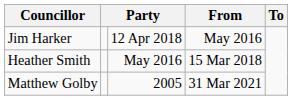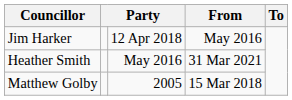(225, 60) 15 Mar 2018 -> (225, 60) 31 Mar 2021
(225, 83) 31 Mar 2021 -> (225, 83) 15 Mar 2018
